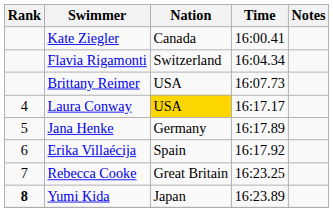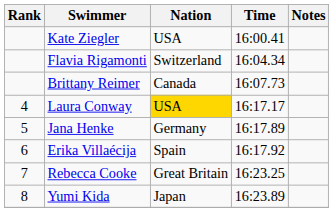(175, 38) Canada -> (168, 38) USA
(168, 83) USA -> (175, 83) Canada
(24, 196) bold -> (24, 196) normal
